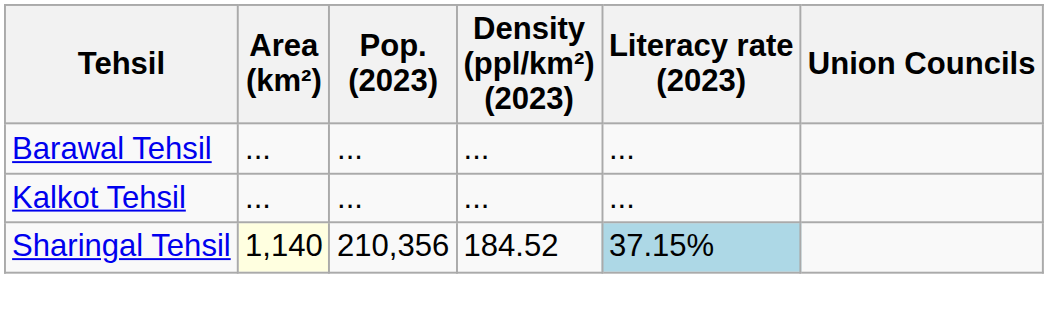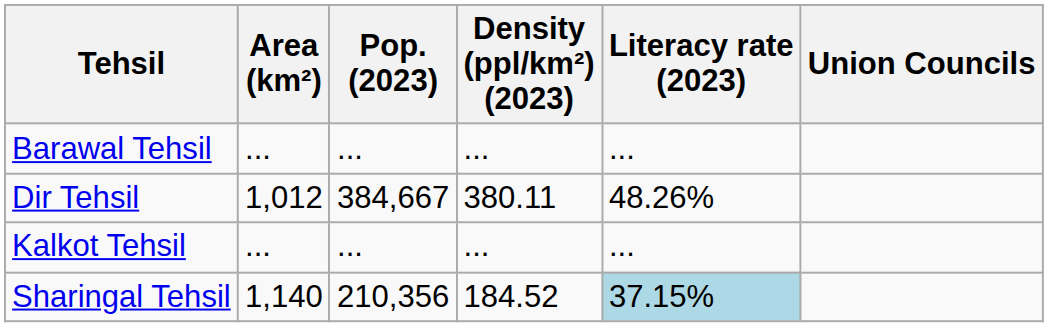+ row: (76, 197)
(284, 246) lightyellow background -> (284, 295) no background
